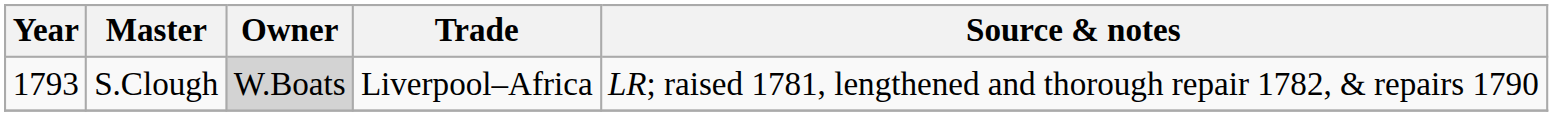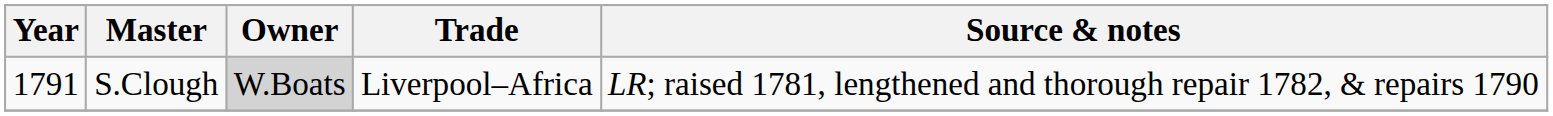(46, 83) 1793 -> (46, 83) 1791
